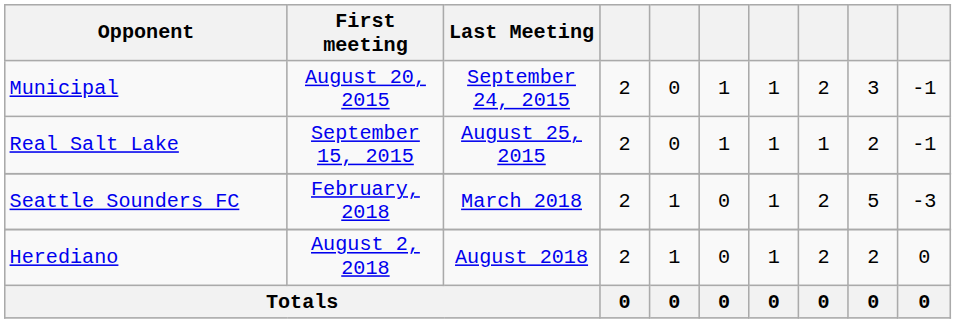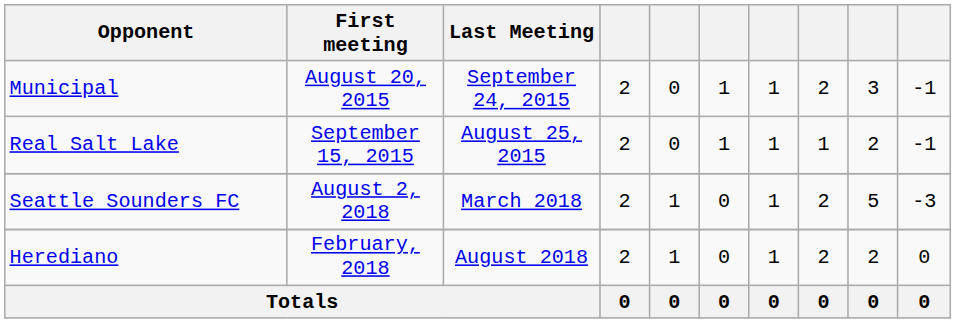(365, 201) February, 2018 -> (365, 201) August 2, 2018
(365, 257) August 2, 2018 -> (365, 257) February, 2018
